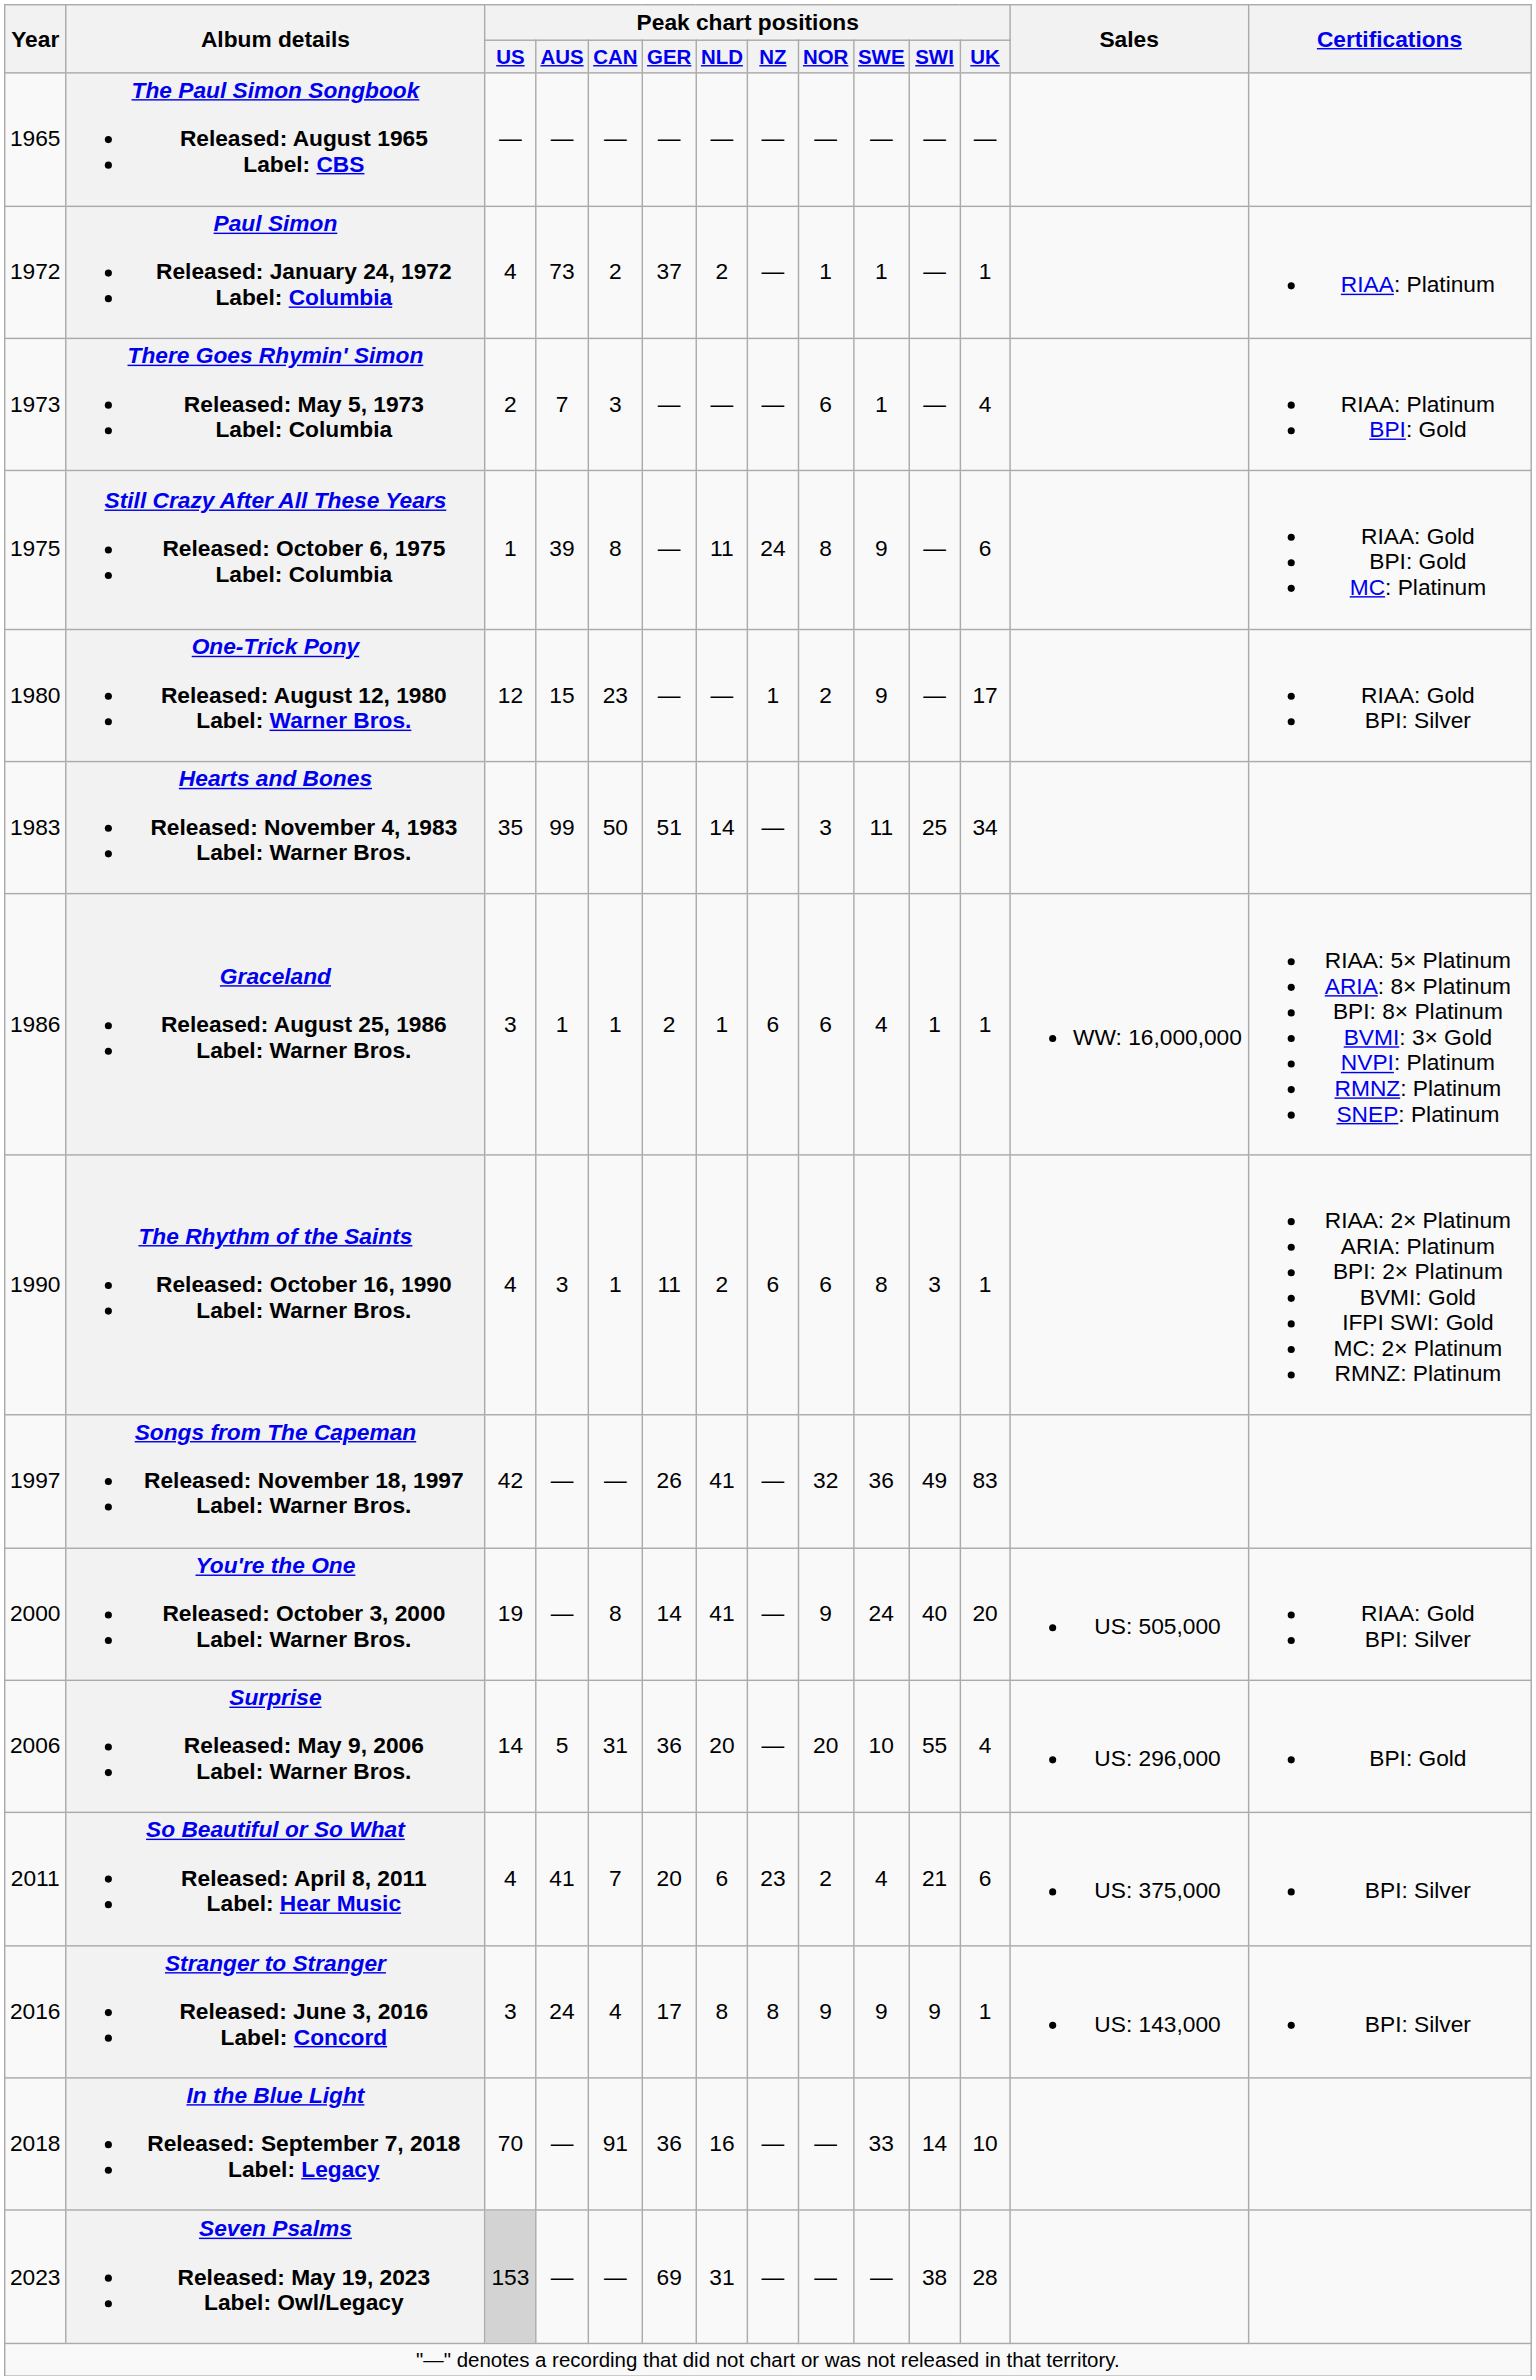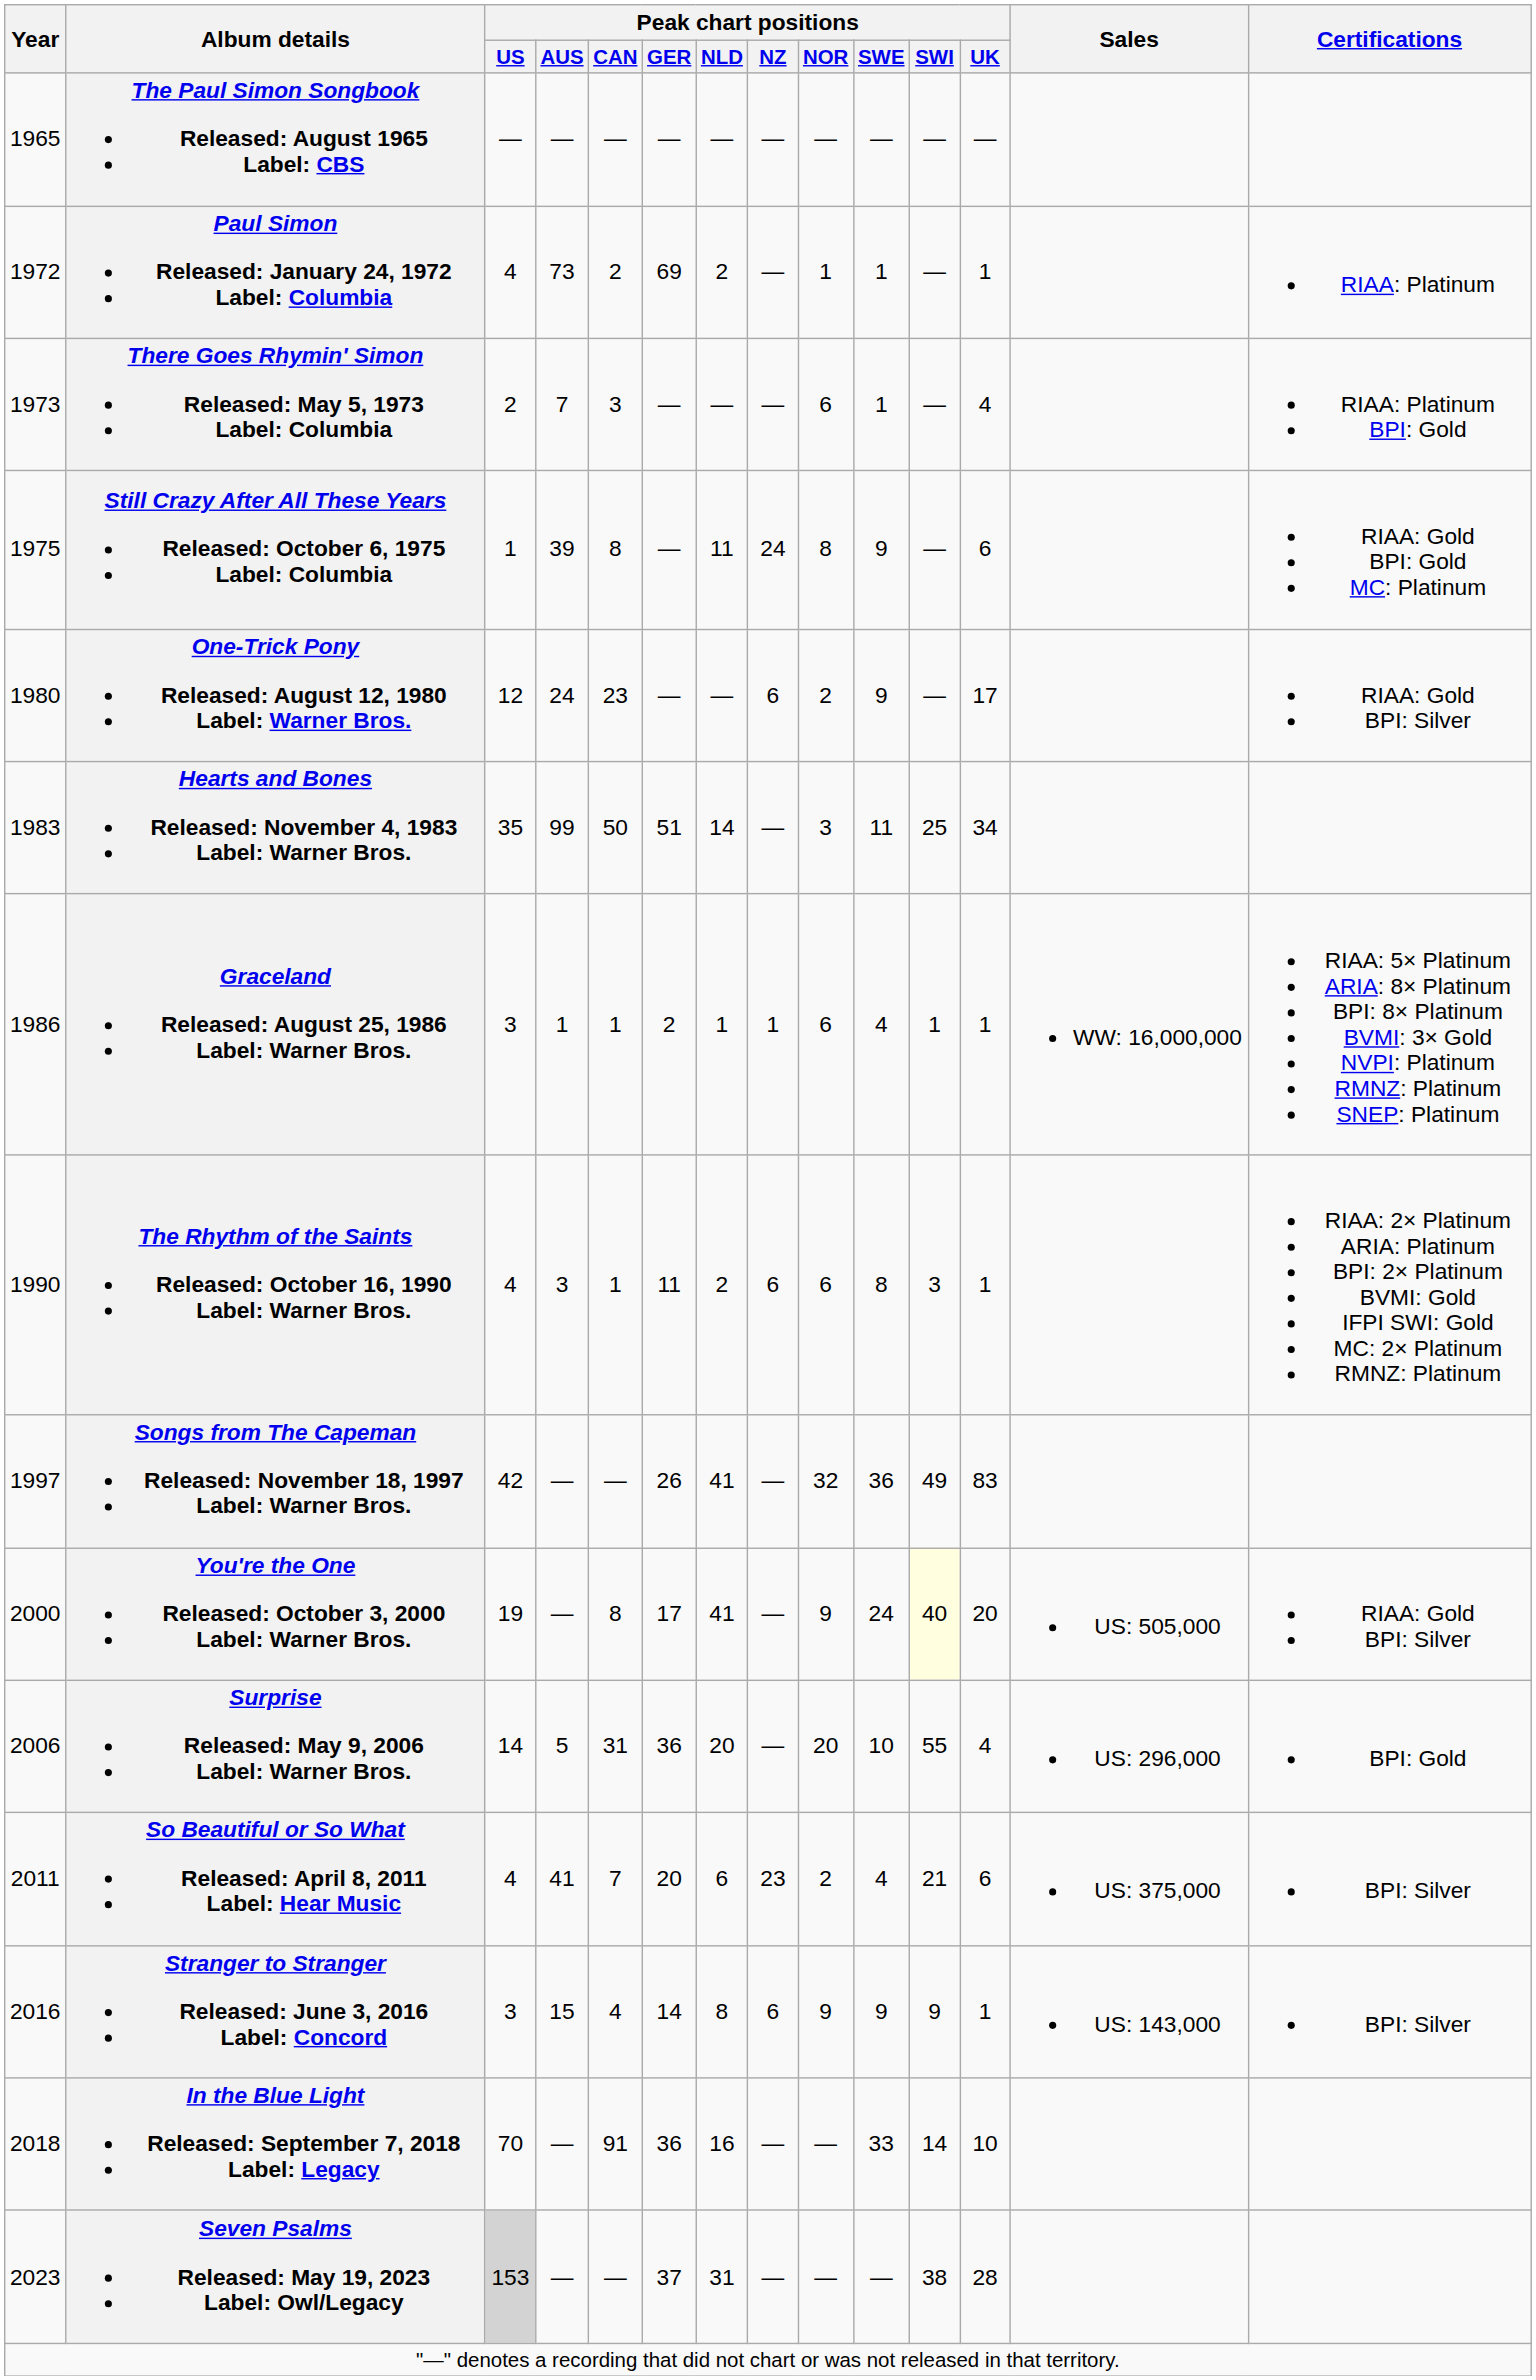(669, 271) 37 -> (669, 271) 69
(562, 695) 15 -> (562, 695) 24
(773, 695) 1 -> (773, 695) 6
(773, 1024) 6 -> (773, 1024) 1
(669, 1613) 14 -> (669, 1613) 17
(935, 1613) no background -> (935, 1613) lightyellow background
(562, 2011) 24 -> (562, 2011) 15
(669, 2011) 17 -> (669, 2011) 14
(773, 2011) 8 -> (773, 2011) 6
(669, 2276) 69 -> (669, 2276) 37
